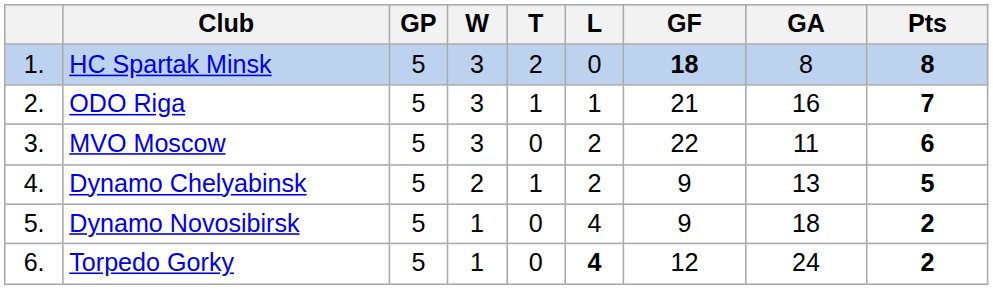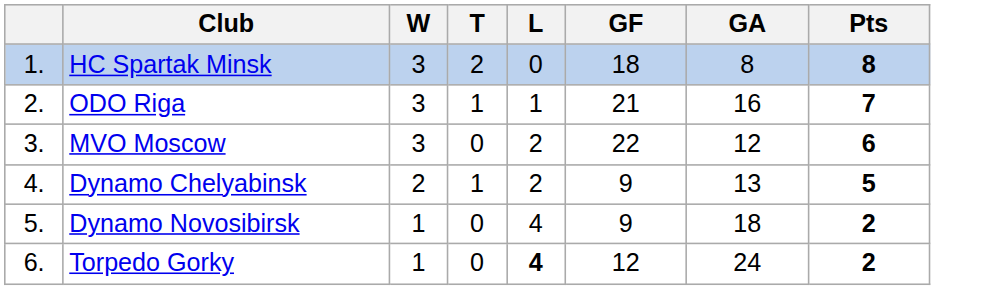- column: (418, 24)
(684, 64) bold -> (626, 64) normal
(806, 143) 11 -> (747, 143) 12
